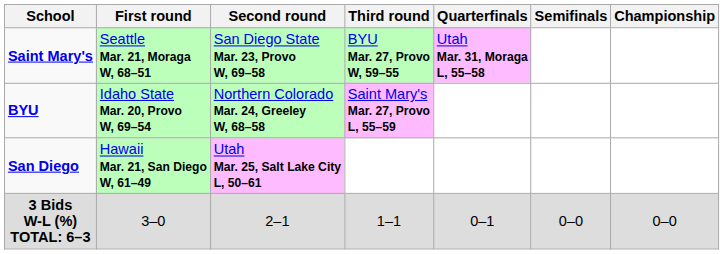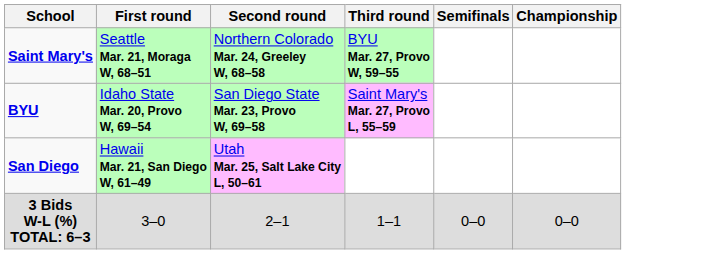- column: (482, 16)
(267, 56) San Diego State Mar. 23, Provo W, 69–58 -> (273, 56) Northern Colorado Mar. 24, Greeley W, 68–58
(273, 111) Northern Colorado Mar. 24, Greeley W, 68–58 -> (267, 111) San Diego State Mar. 23, Provo W, 69–58
